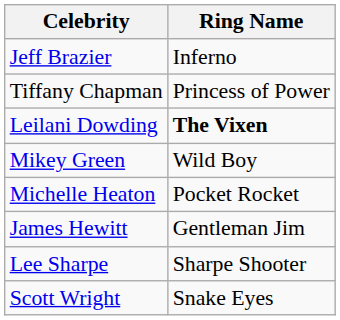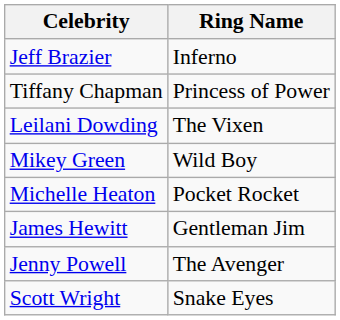(220, 125) bold -> (218, 125) normal
+ row: (68, 263)
- row: (59, 263)
